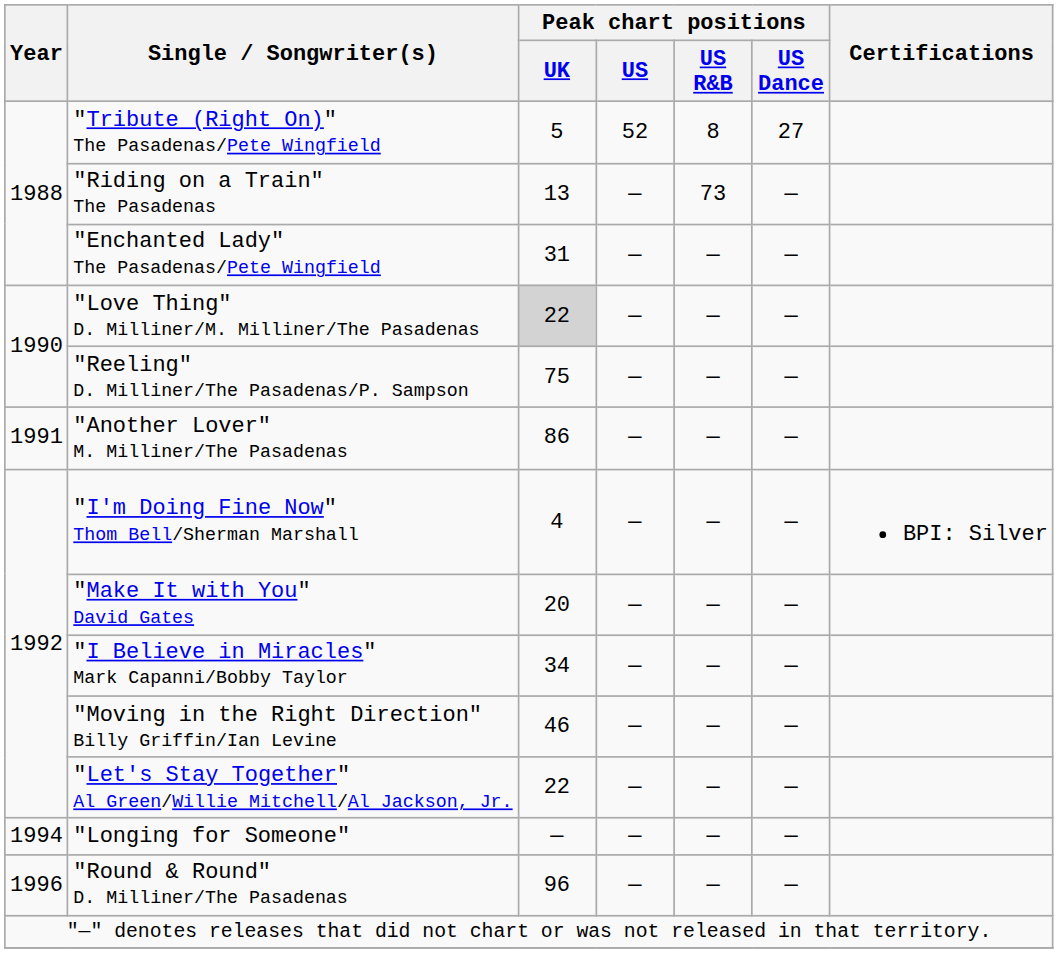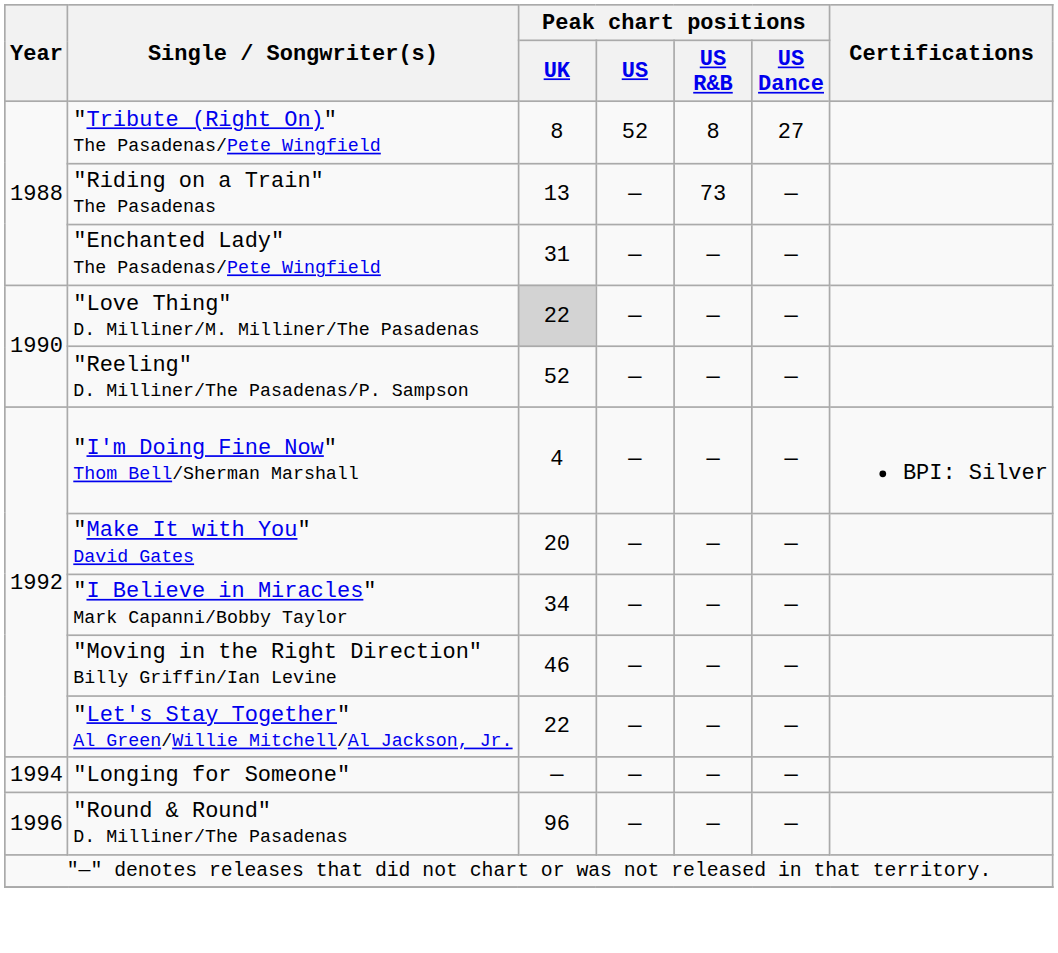(557, 132) 5 -> (557, 132) 8
(557, 377) 75 -> (557, 377) 52
- row: (211, 437)
